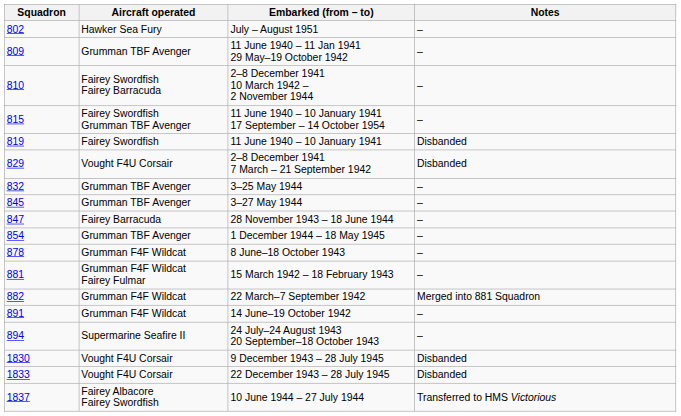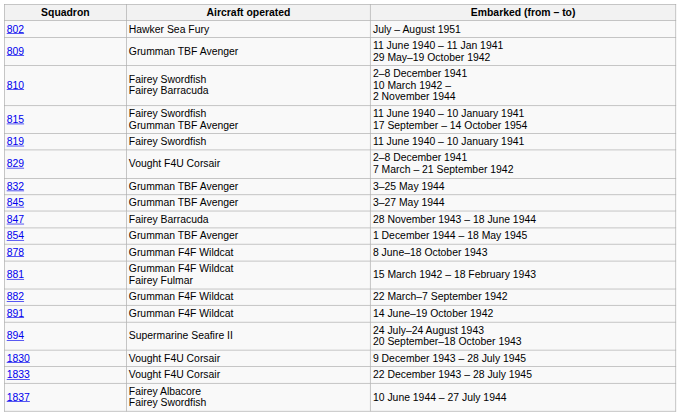- column: (545, 12)
